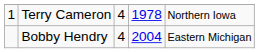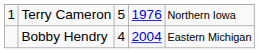(121, 15) 4 -> (121, 15) 5
(147, 15) 1978 -> (147, 15) 1976
